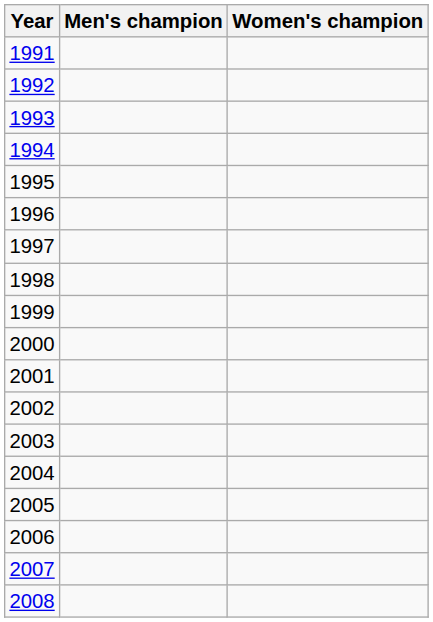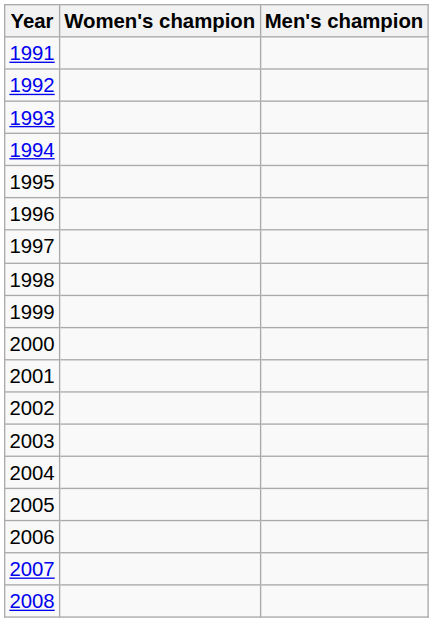columns swapped: (143, 21) <-> (328, 21)
